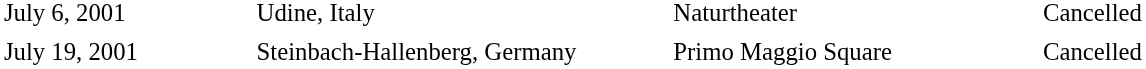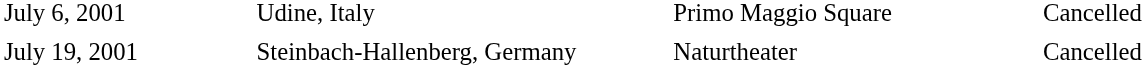(735, 12) Naturtheater -> (783, 12) Primo Maggio Square
(783, 52) Primo Maggio Square -> (735, 52) Naturtheater
